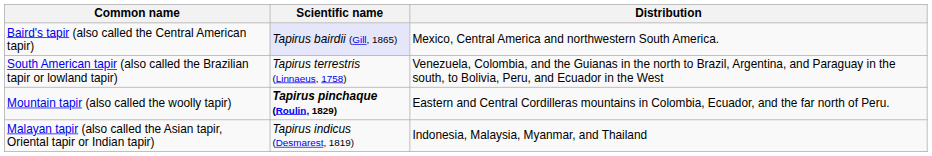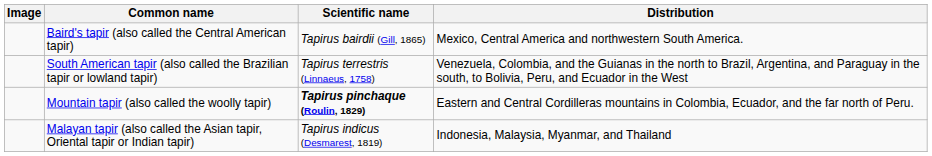+ column: (24, 13)
(335, 39) lavender background -> (363, 39) no background
